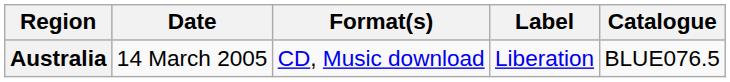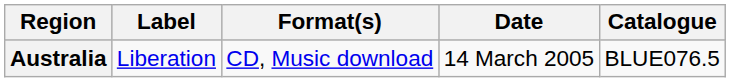columns swapped: (192, 22) <-> (545, 22)
